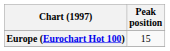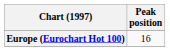(146, 38) 15 -> (146, 38) 16
